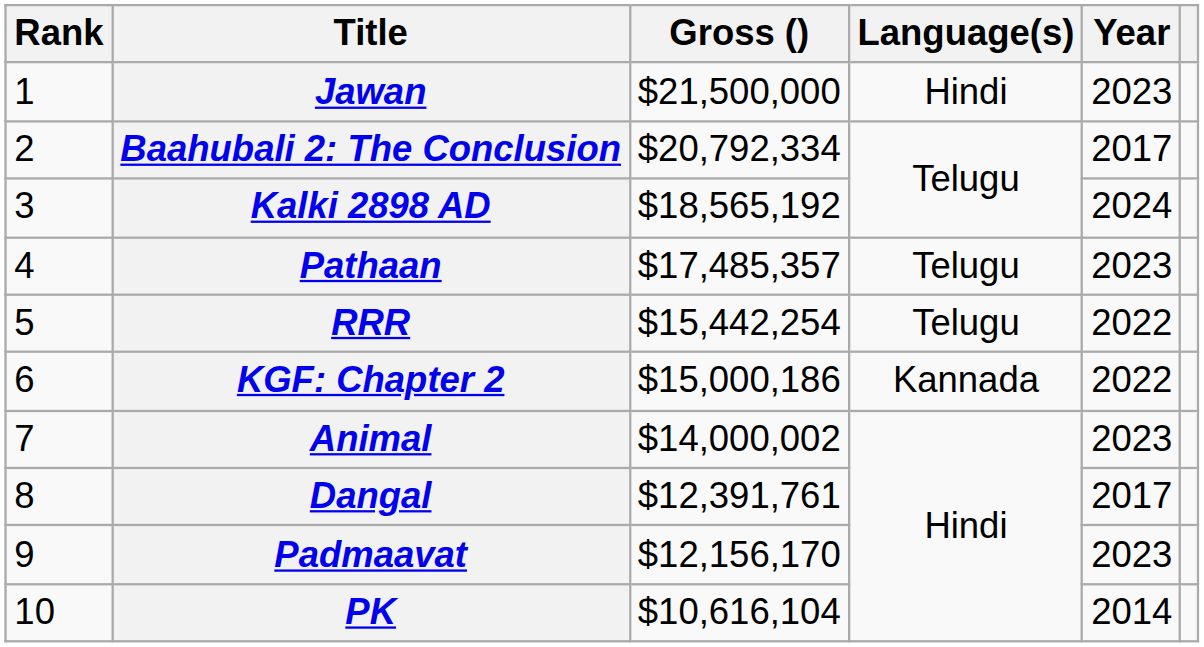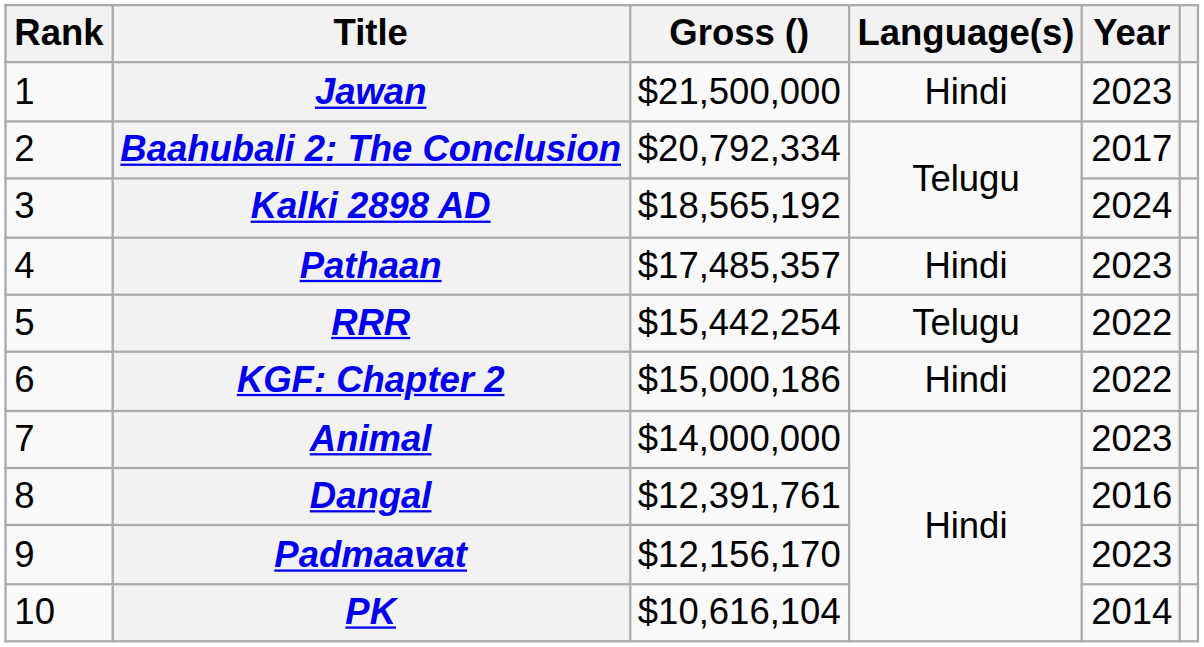(966, 264) Telugu -> (966, 264) Hindi
(966, 380) Kannada -> (966, 380) Hindi
(739, 438) $14,000,002 -> (739, 438) $14,000,000
(1132, 496) 2017 -> (1132, 496) 2016
